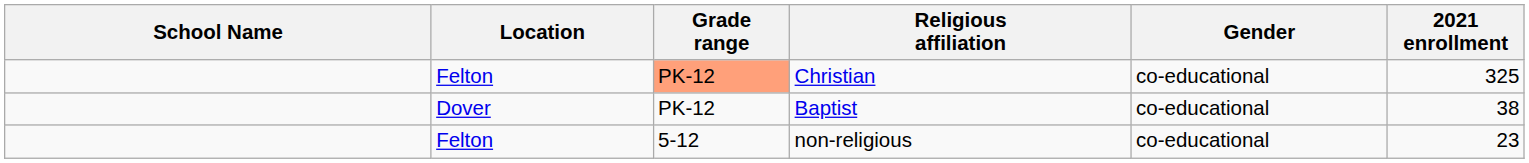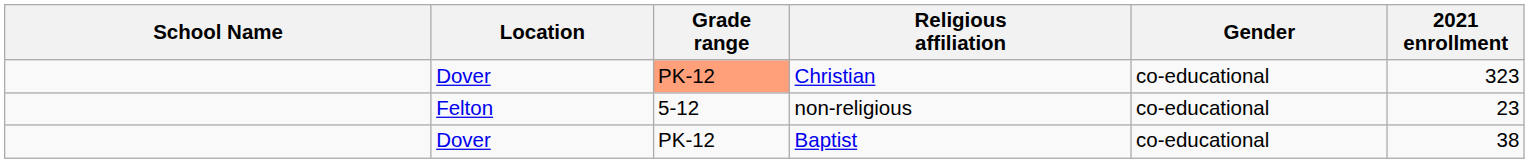(465, 76) Felton -> (463, 76) Dover
(1502, 76) 325 -> (1502, 76) 323
rows swapped: (826, 108) <-> (853, 141)
